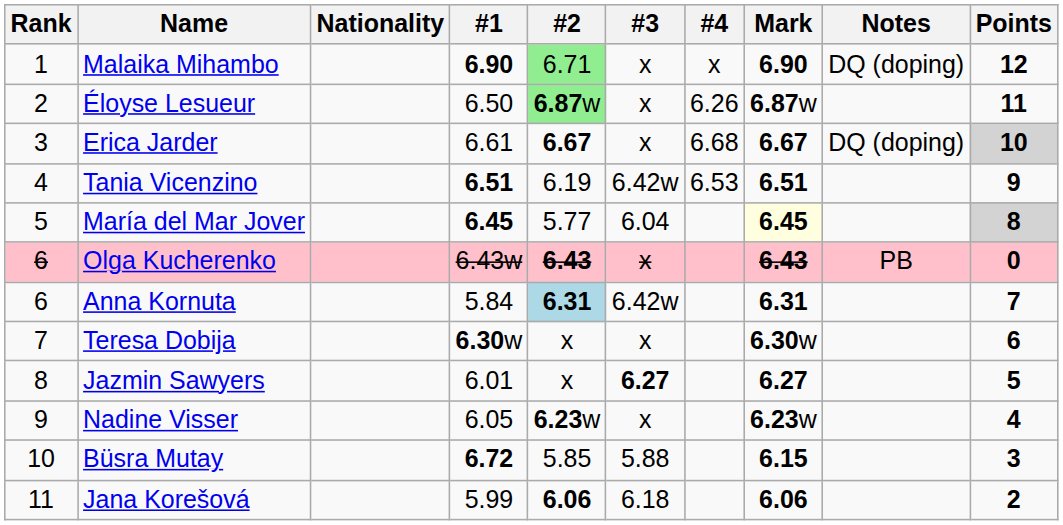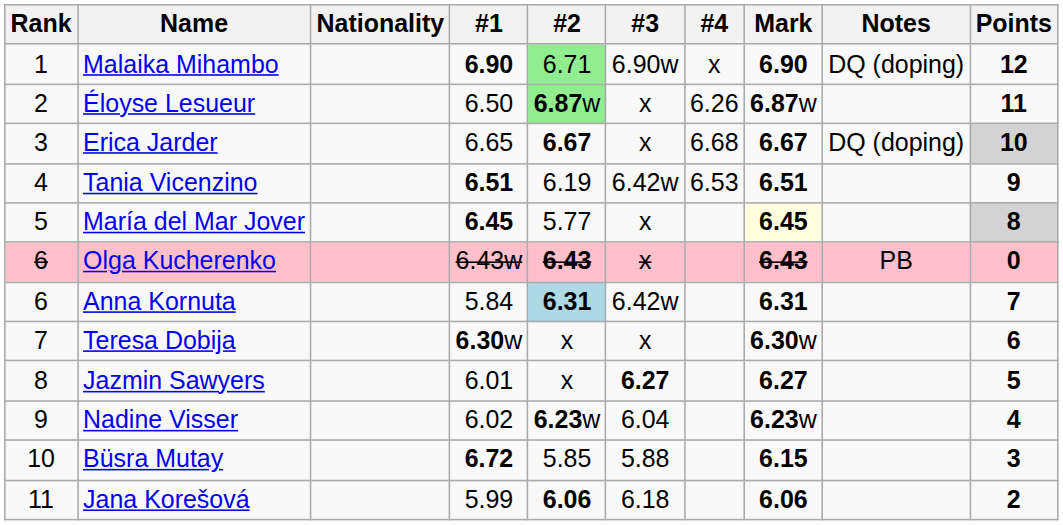(645, 63) x -> (645, 63) 6.90w
(489, 143) 6.61 -> (489, 143) 6.65
(645, 222) 6.04 -> (645, 222) x
(489, 420) 6.05 -> (489, 420) 6.02
(645, 420) x -> (645, 420) 6.04
